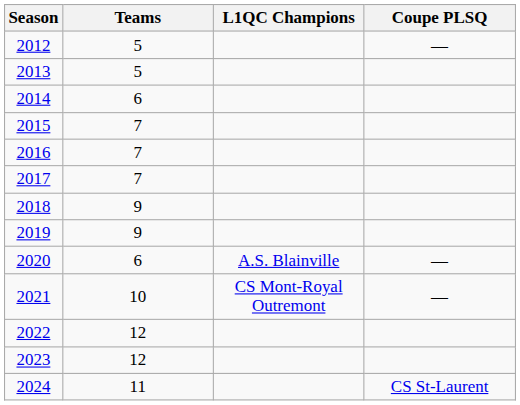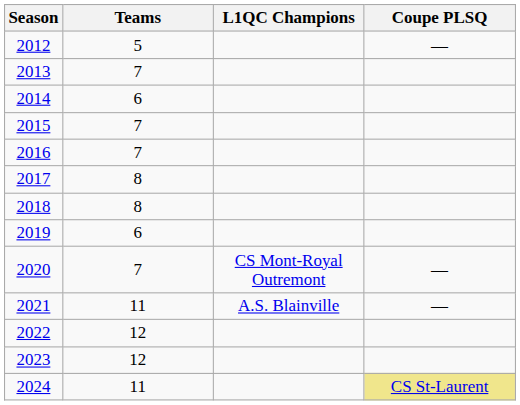(138, 71) 5 -> (138, 71) 7
(138, 179) 7 -> (138, 179) 8
(138, 206) 9 -> (138, 206) 8
(138, 233) 9 -> (138, 233) 6
(138, 260) 6 -> (138, 269) 7
(289, 260) A.S. Blainville -> (289, 269) CS Mont-Royal Outremont
(138, 296) 10 -> (138, 306) 11
(289, 296) CS Mont-Royal Outremont -> (289, 306) A.S. Blainville
(440, 386) no background -> (440, 386) khaki background
